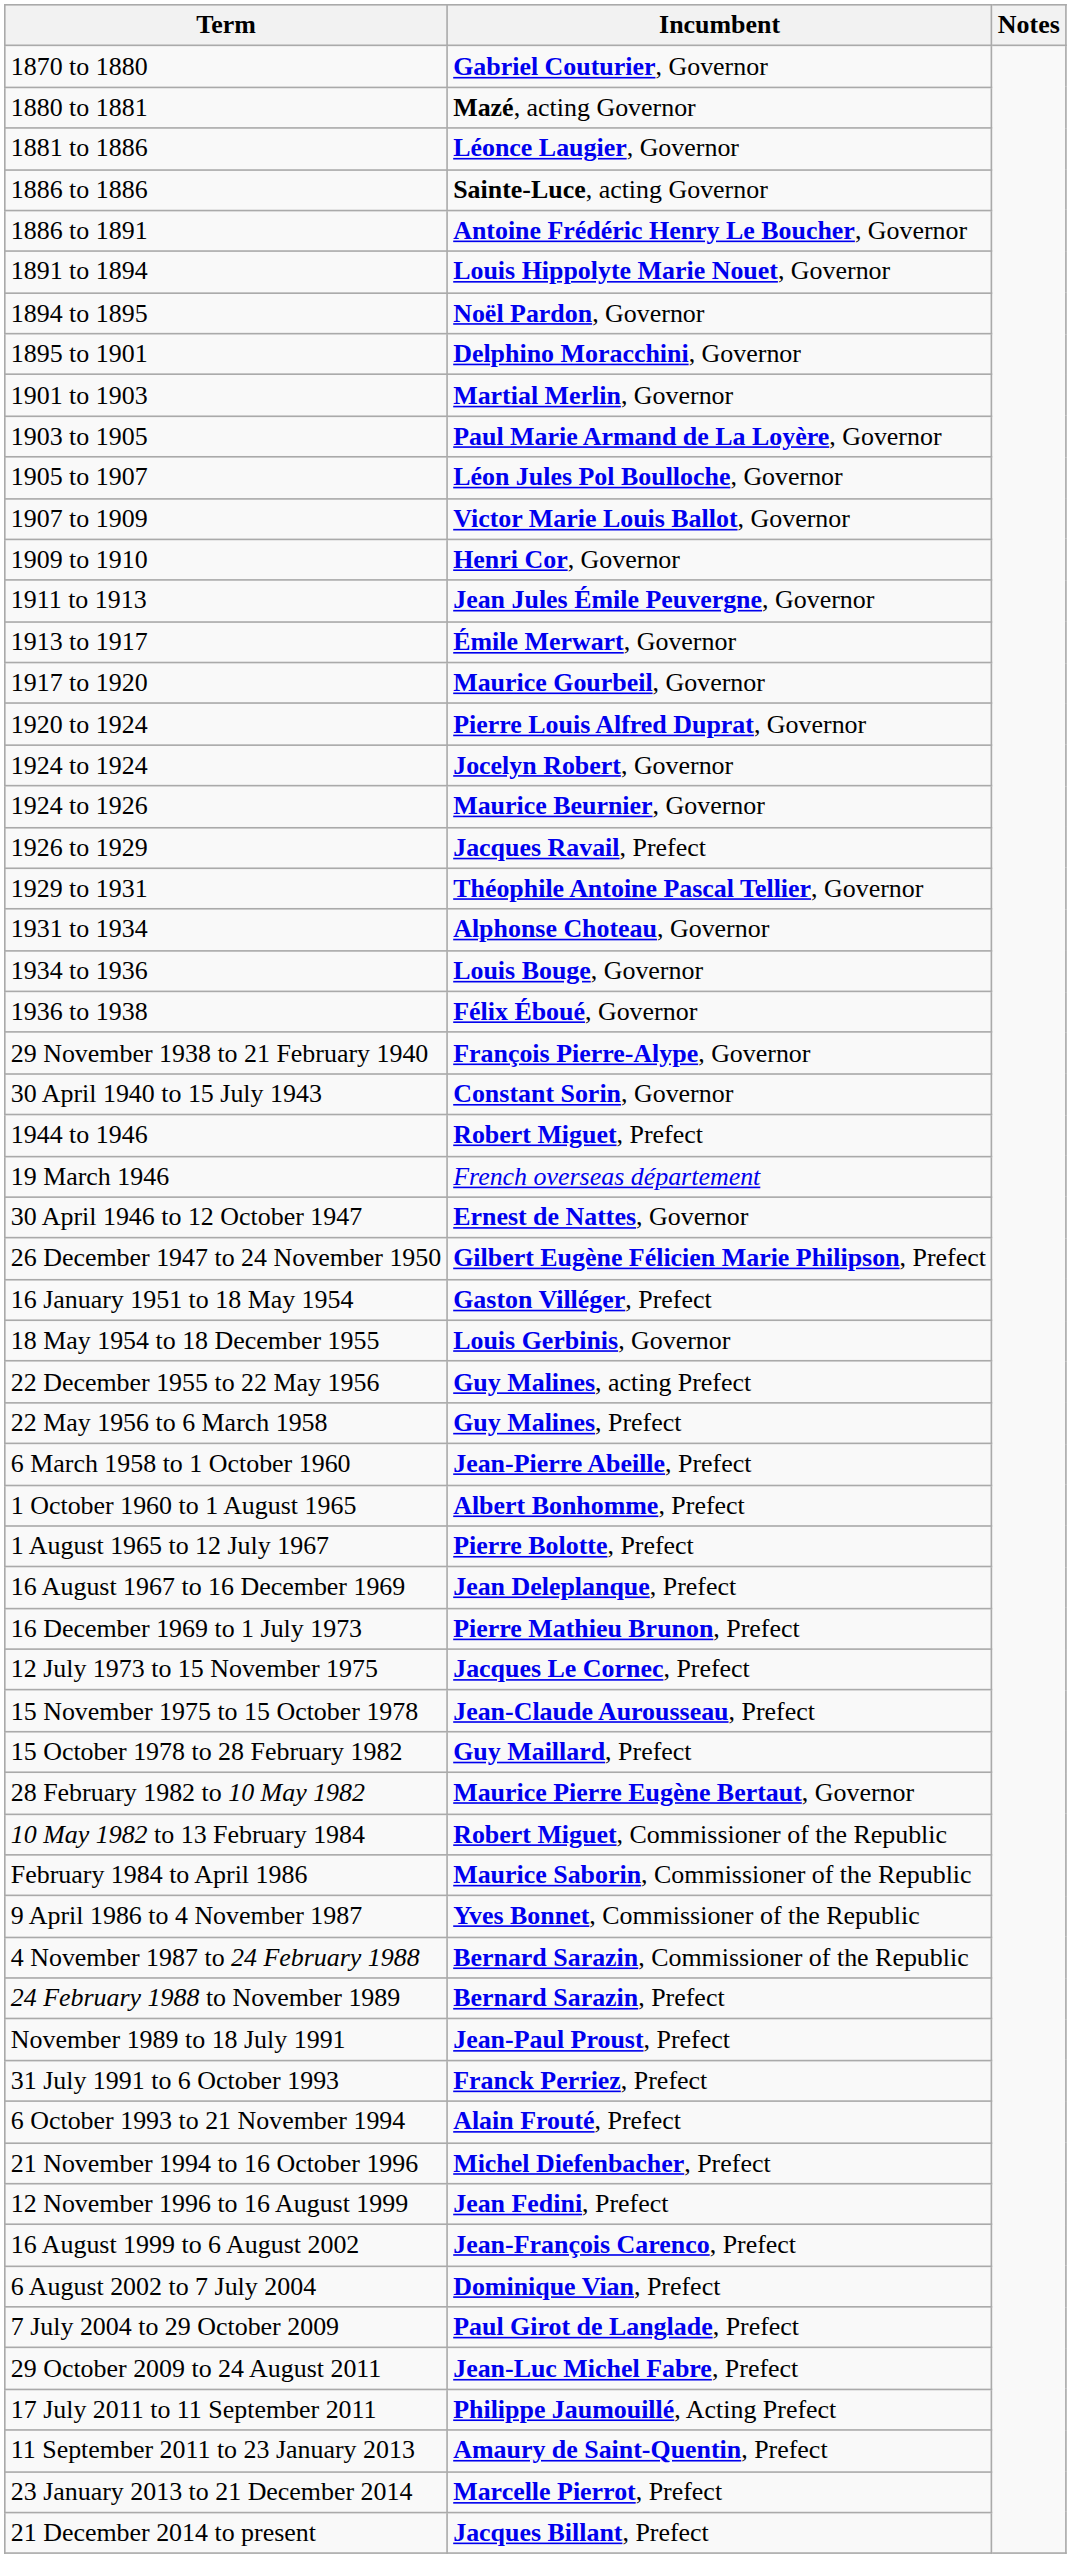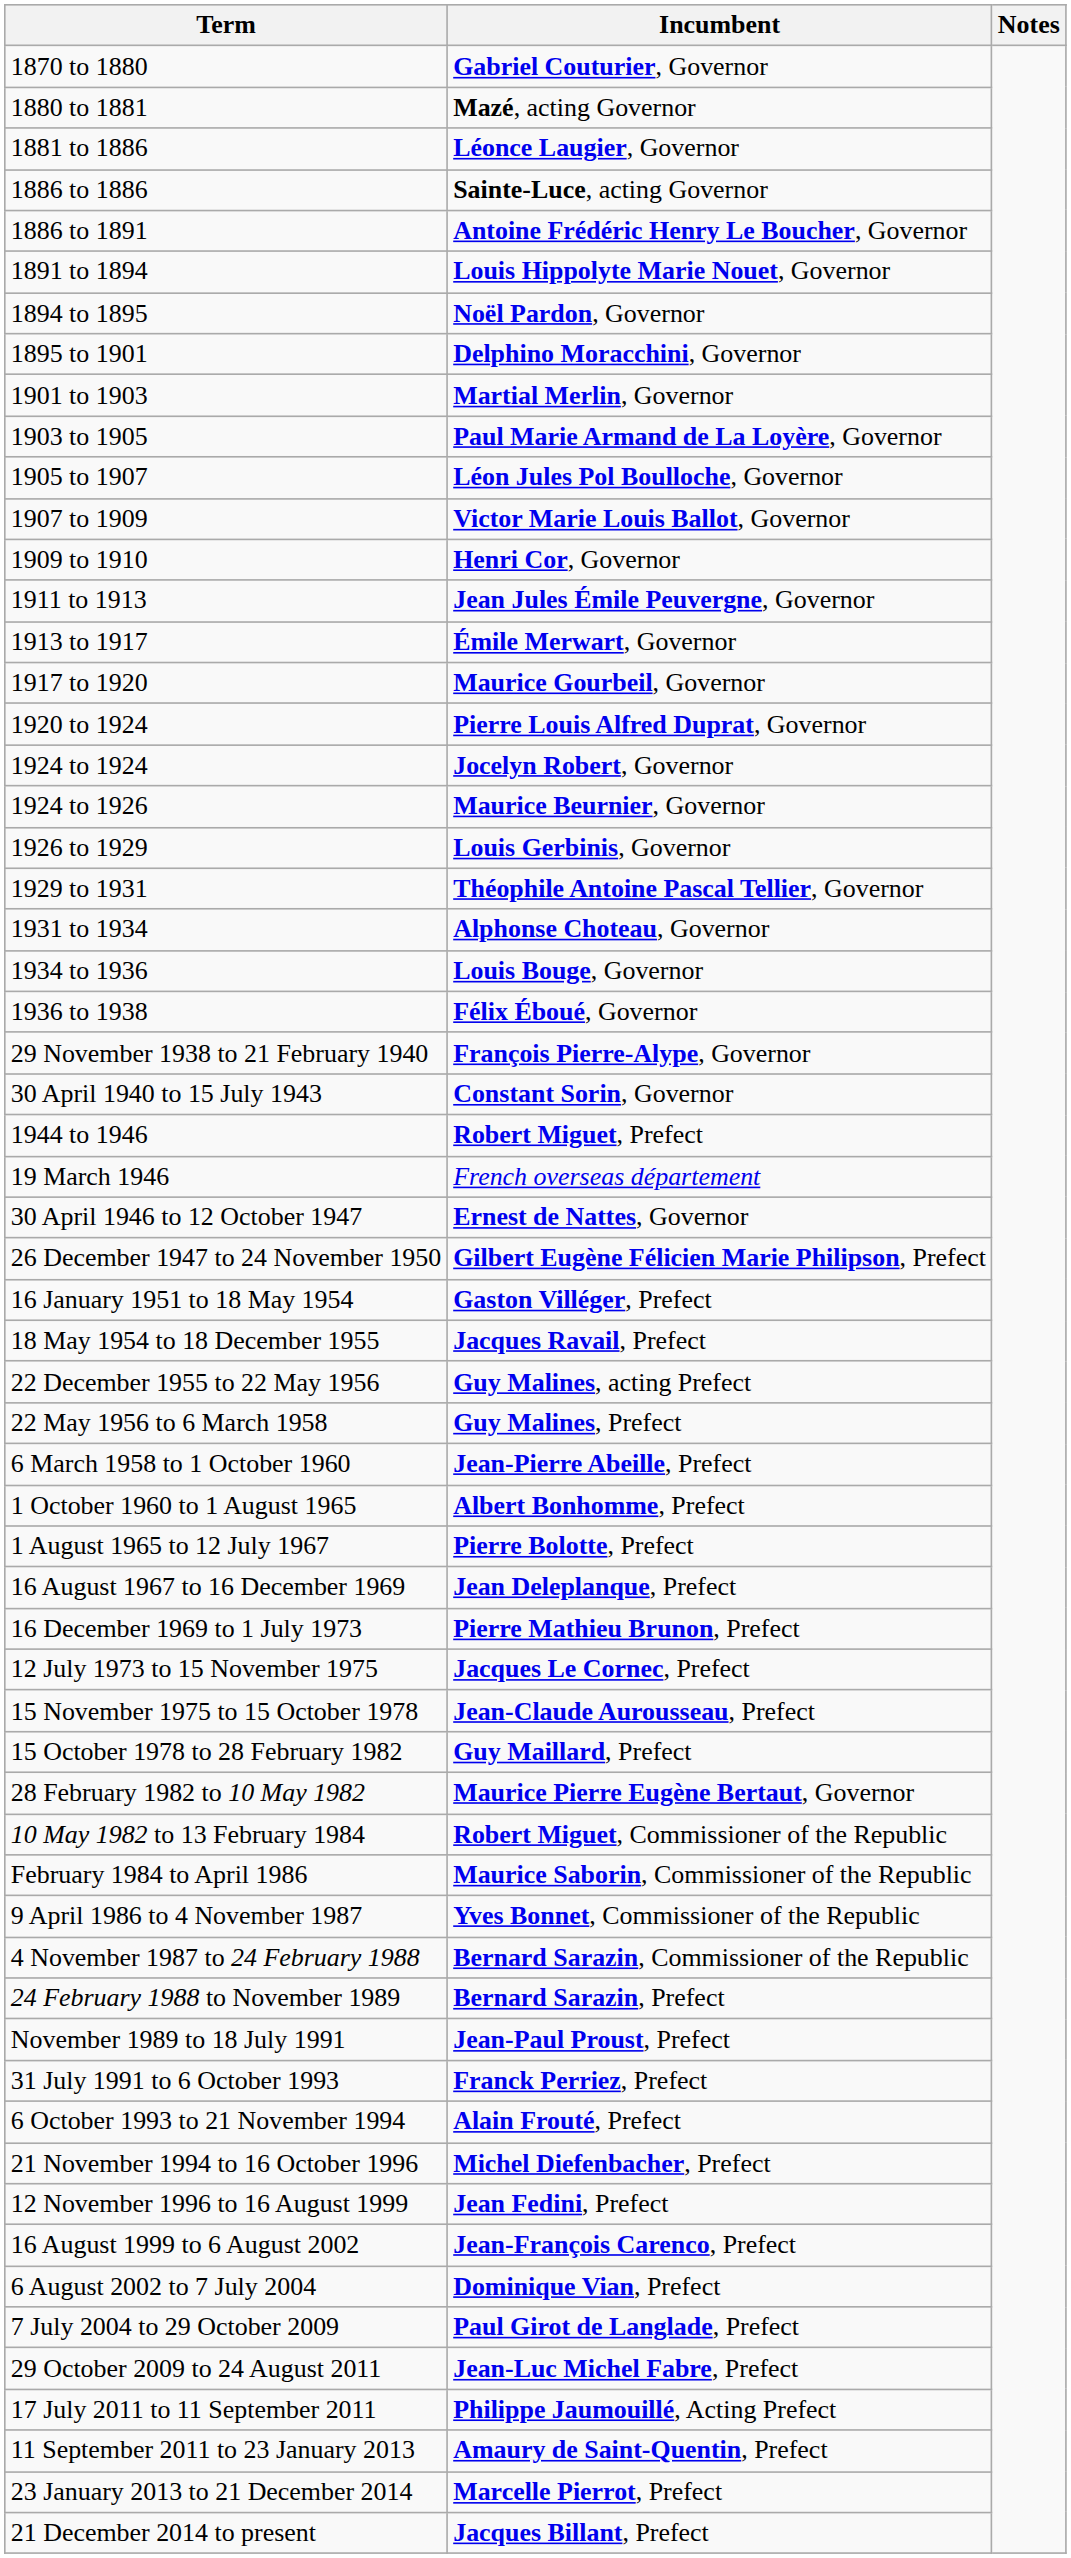(580, 847) Jacques Ravail, Prefect -> (592, 847) Louis Gerbinis, Governor
(592, 1340) Louis Gerbinis, Governor -> (580, 1340) Jacques Ravail, Prefect
